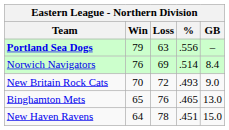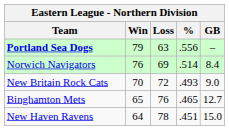(212, 99) 13.0 -> (212, 99) 12.7
